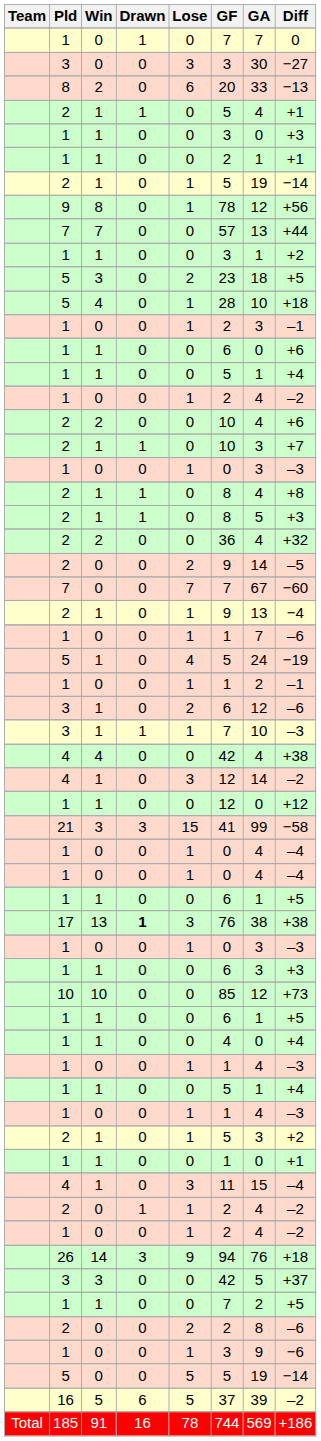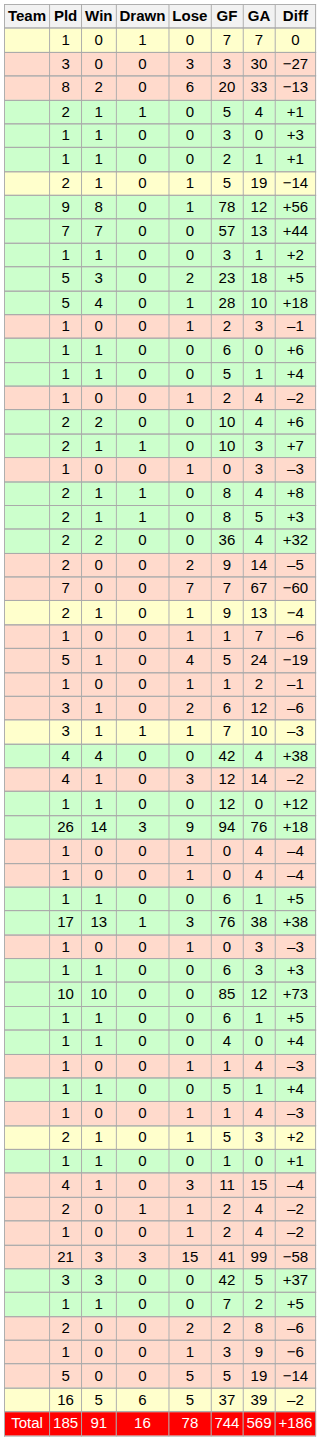rows swapped: (66, 1256) <-> (66, 827)
(142, 922) bold -> (142, 922) normal
